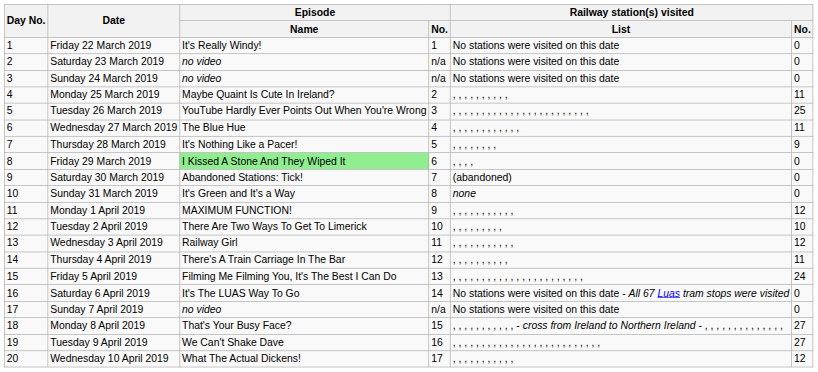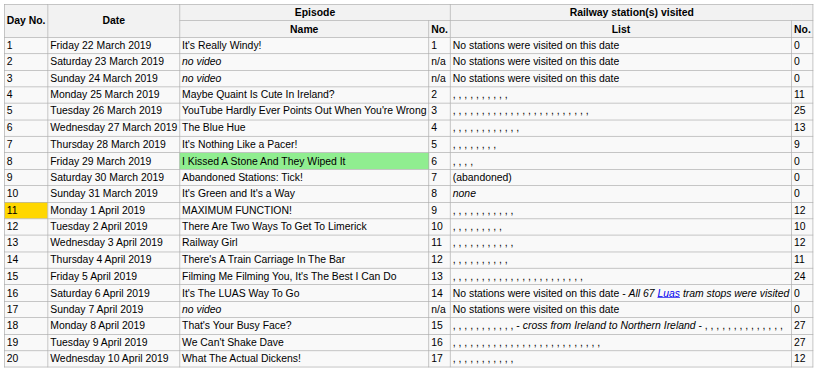(799, 128) 11 -> (800, 128) 13
(12, 210) no background -> (12, 210) gold background
